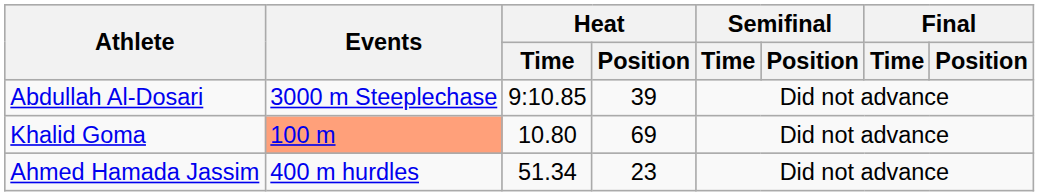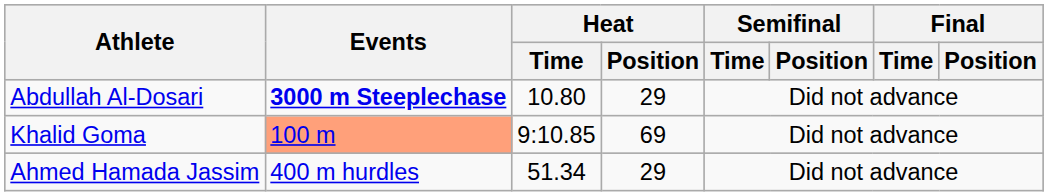(384, 98) normal -> (388, 98) bold
(547, 98) 9:10.85 -> (557, 98) 10.80
(644, 98) 39 -> (653, 98) 29
(547, 135) 10.80 -> (557, 135) 9:10.85
(644, 172) 23 -> (653, 172) 29
